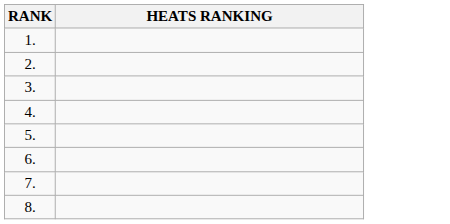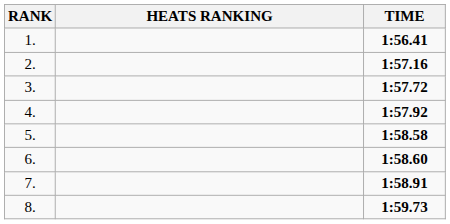+ column: (404, 16)
